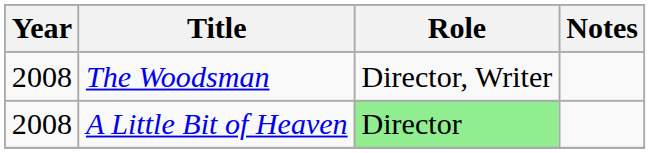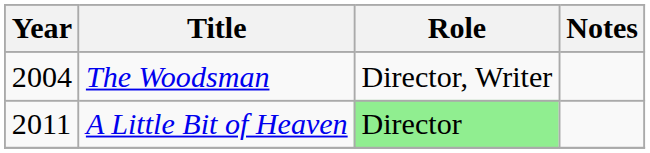(42, 76) 2008 -> (42, 76) 2004
(42, 123) 2008 -> (41, 123) 2011
